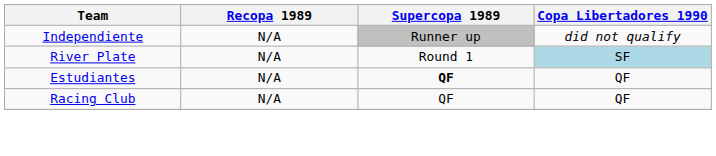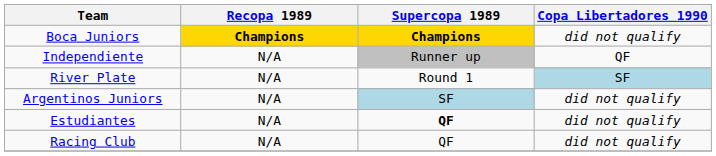+ row: (93, 36)
(623, 36) did not qualify -> (623, 57) QF
+ row: (93, 99)
(623, 78) QF -> (623, 120) did not qualify
(623, 99) QF -> (623, 141) did not qualify
